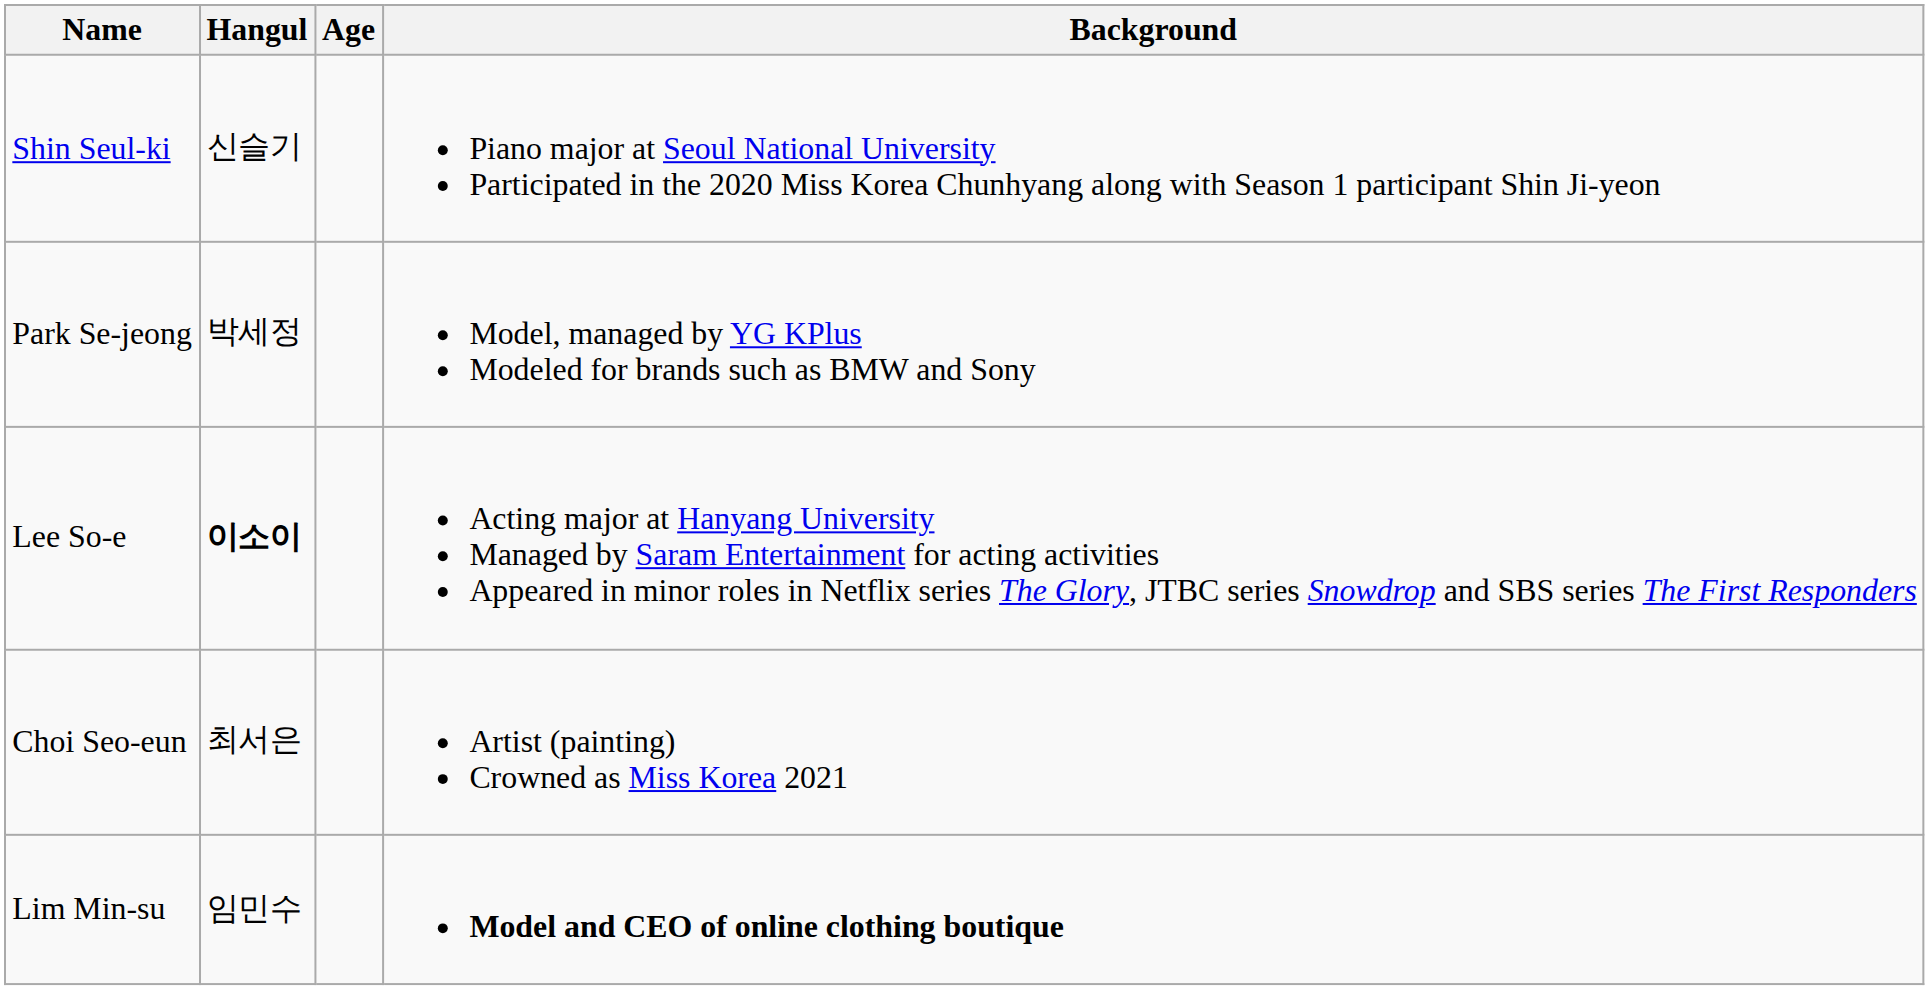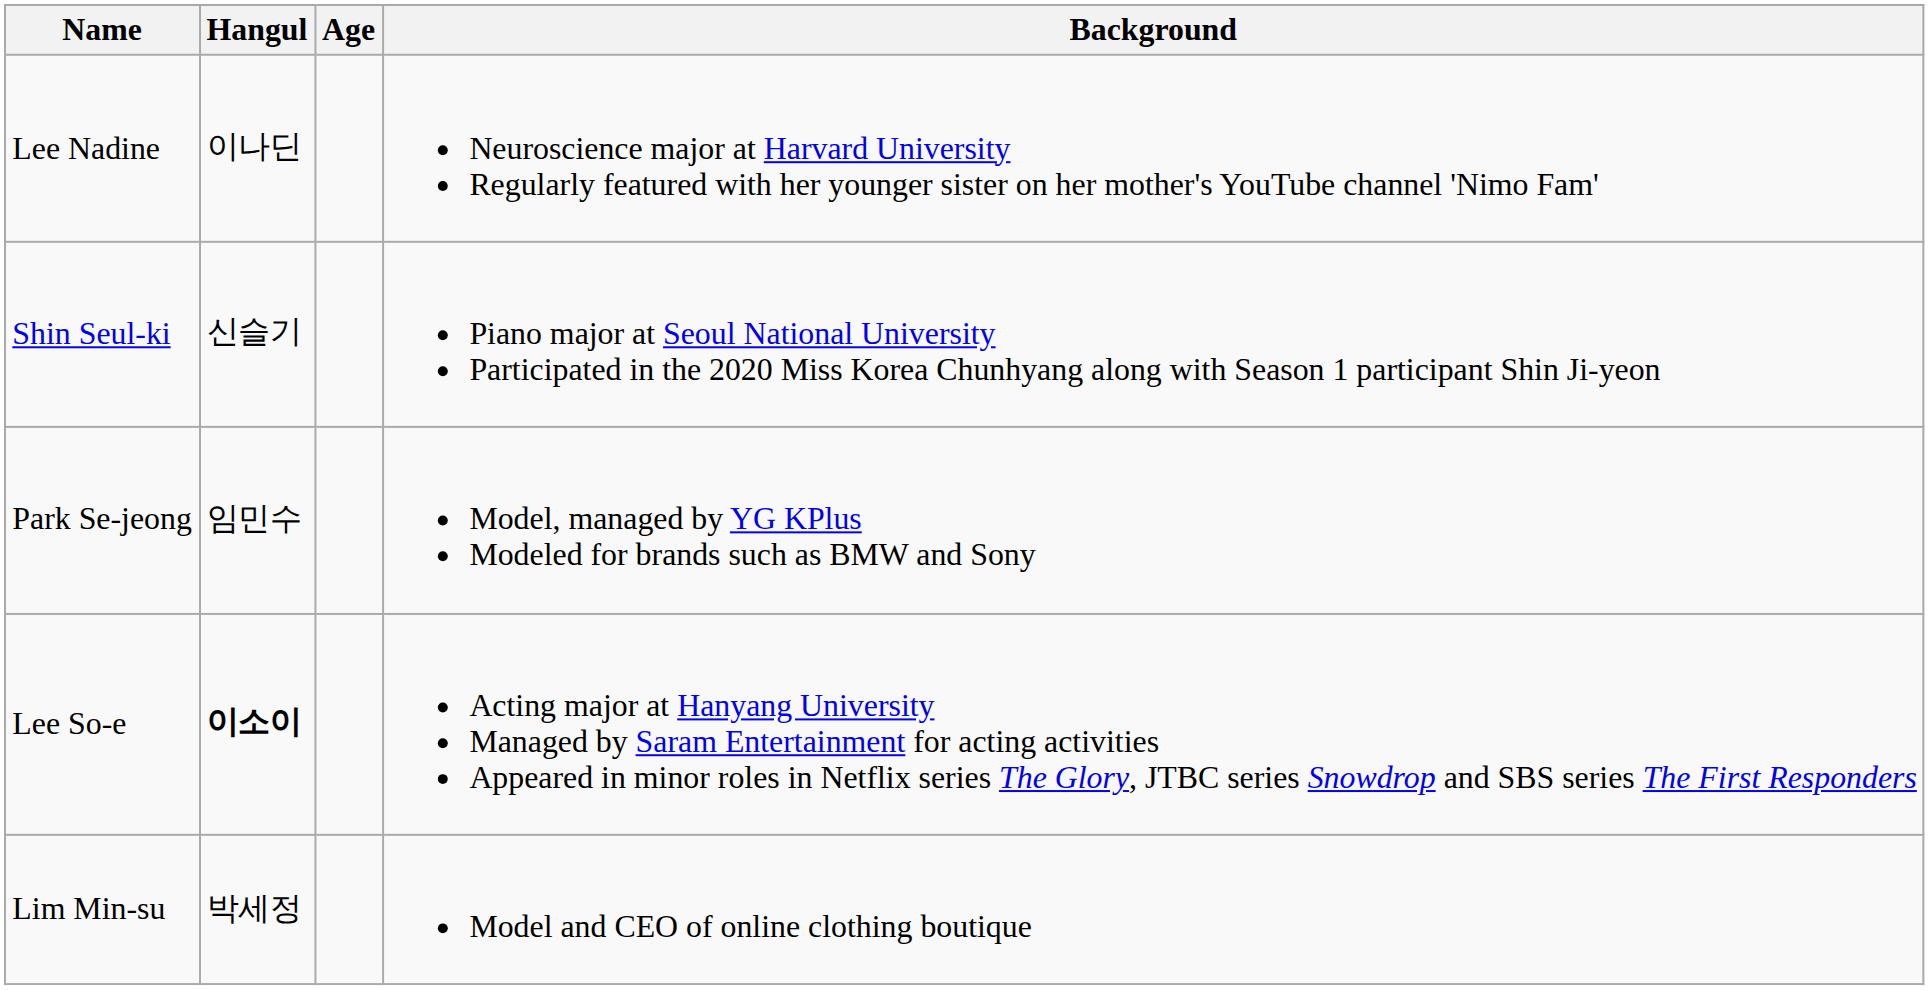+ row: (86, 147)
(254, 332) 박세정 -> (254, 518) 임민수
- row: (99, 741)
(254, 908) 임민수 -> (254, 908) 박세정
(1153, 927) bold -> (1153, 927) normal
